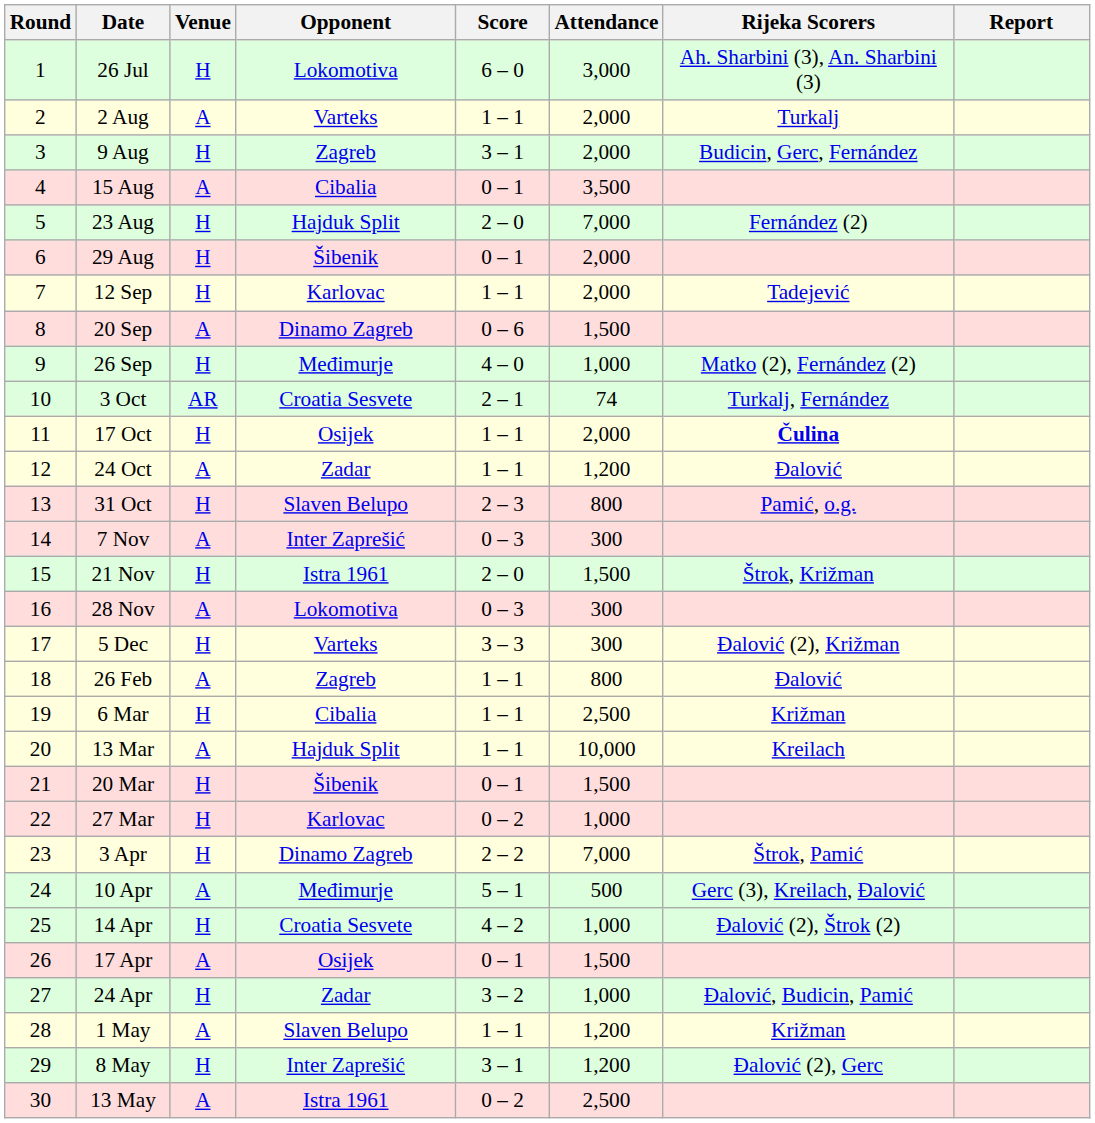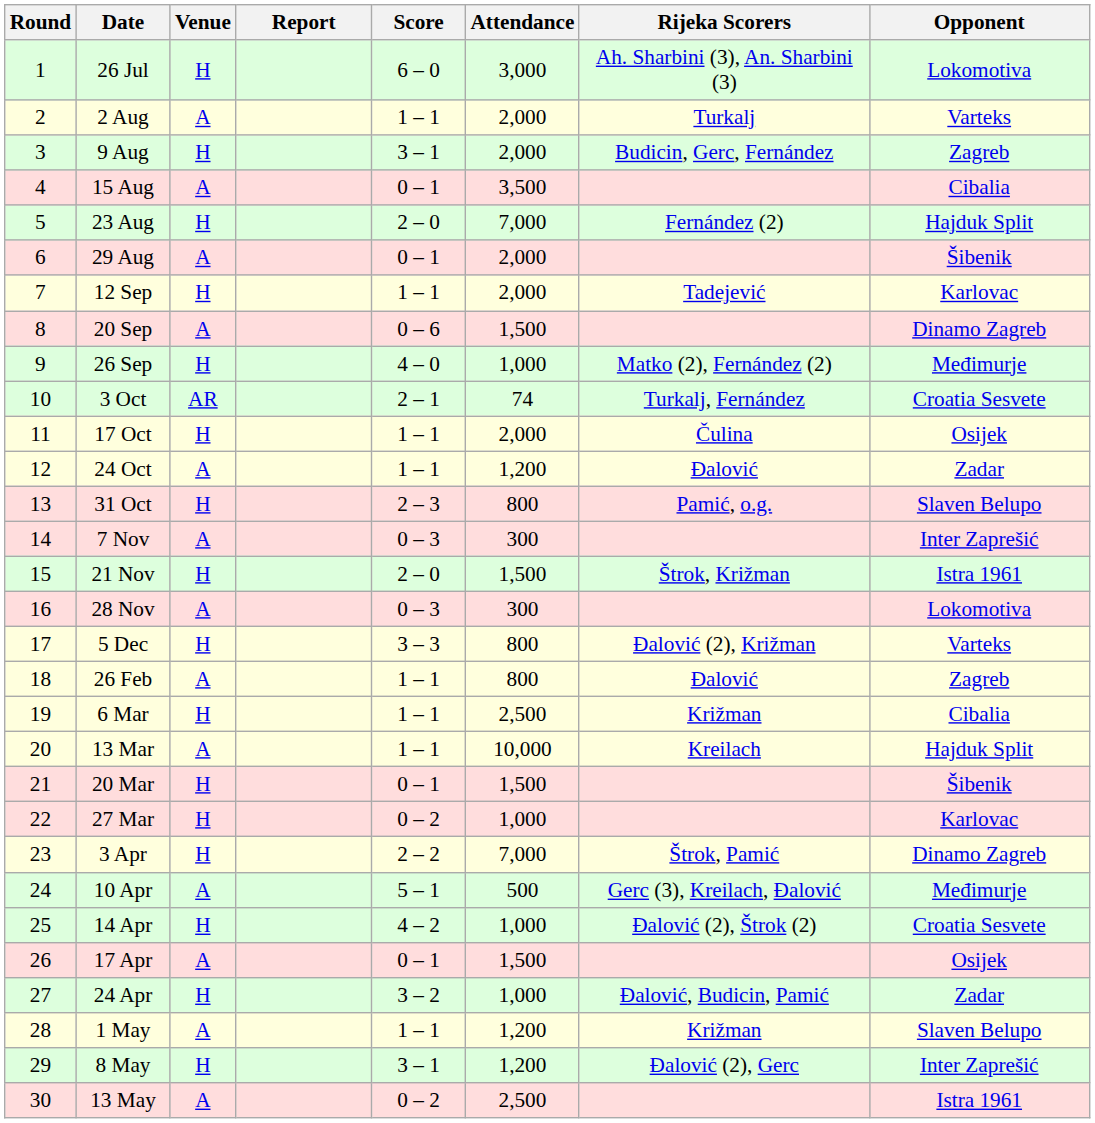columns swapped: (346, 22) <-> (1021, 22)
(203, 257) H -> (203, 257) A
(808, 433) bold -> (724, 433) normal
(606, 643) 300 -> (522, 643) 800
